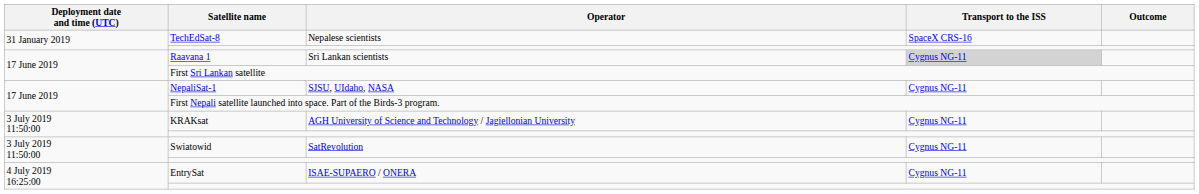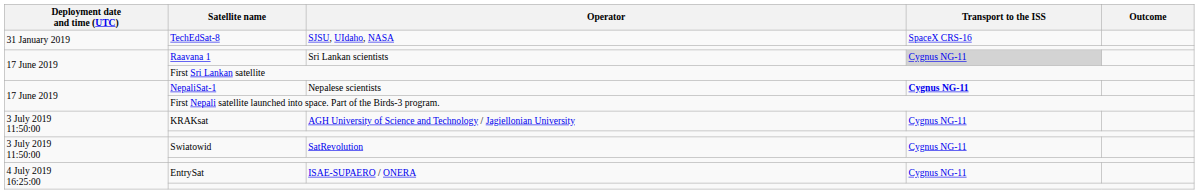(345, 38) Nepalese scientists -> (351, 38) SJSU, UIdaho, NASA
(351, 88) SJSU, UIdaho, NASA -> (345, 88) Nepalese scientists
(938, 88) normal -> (939, 88) bold
